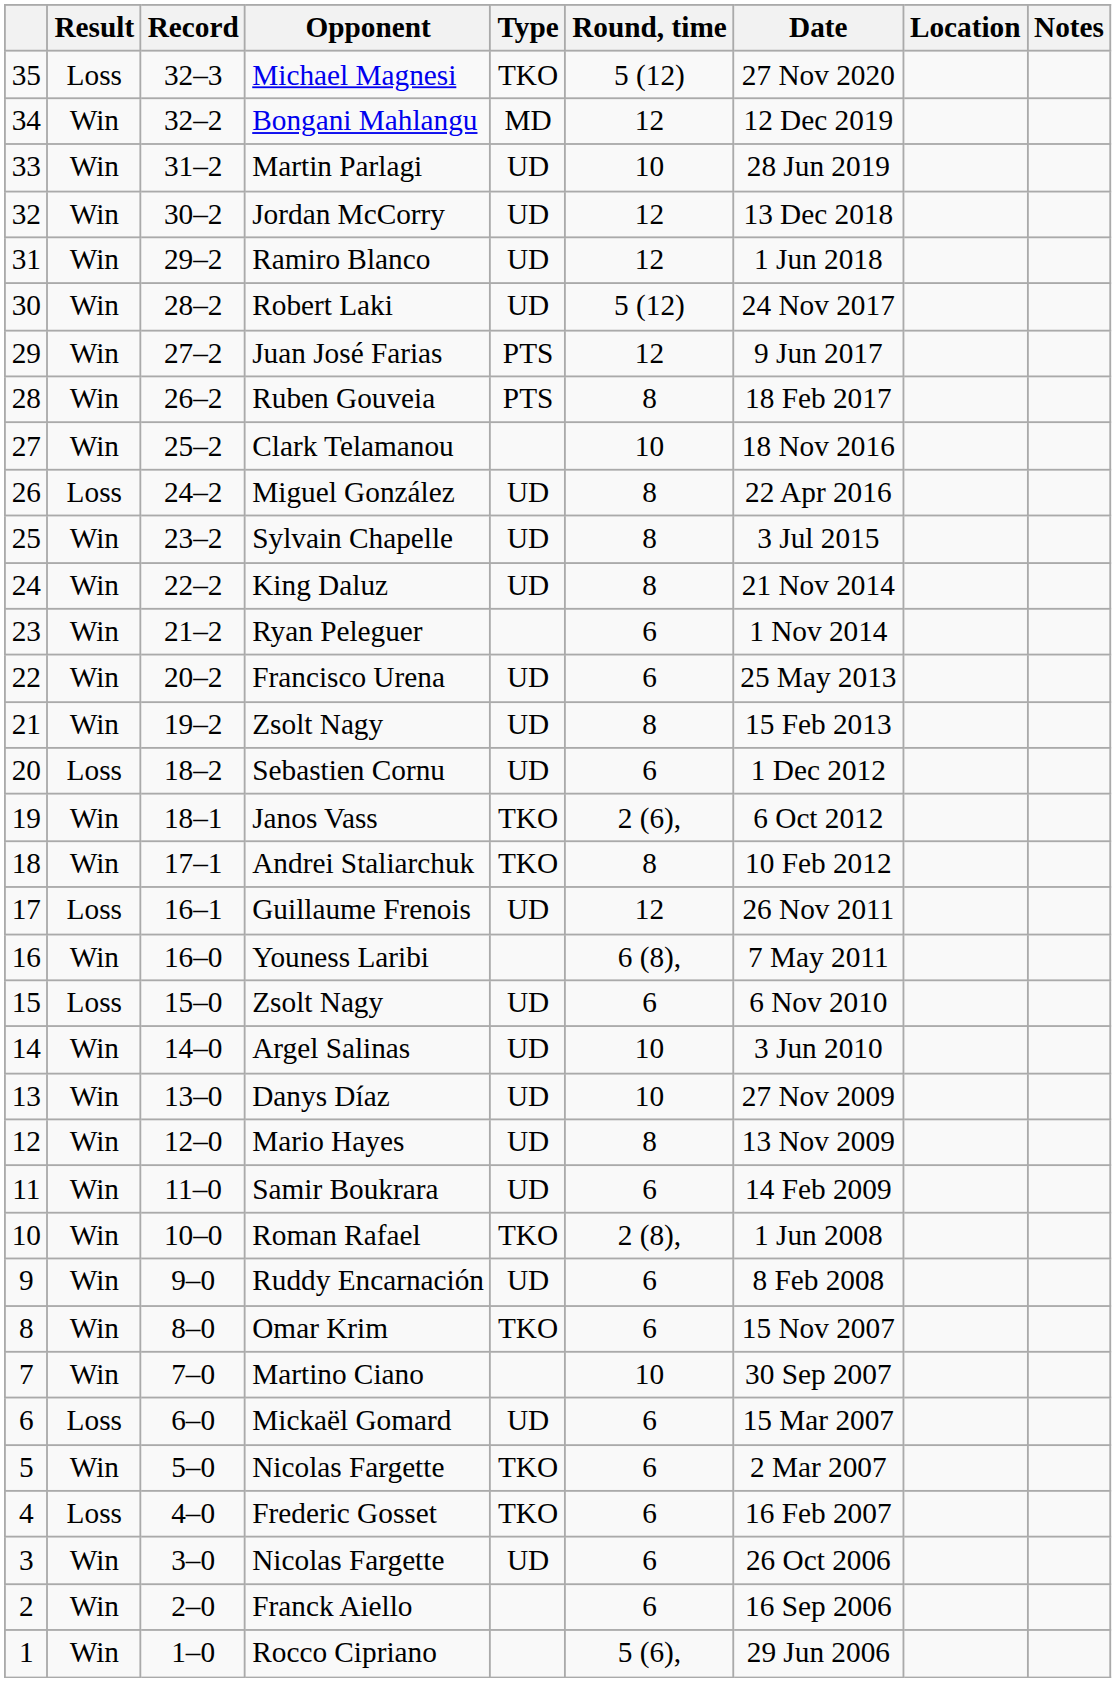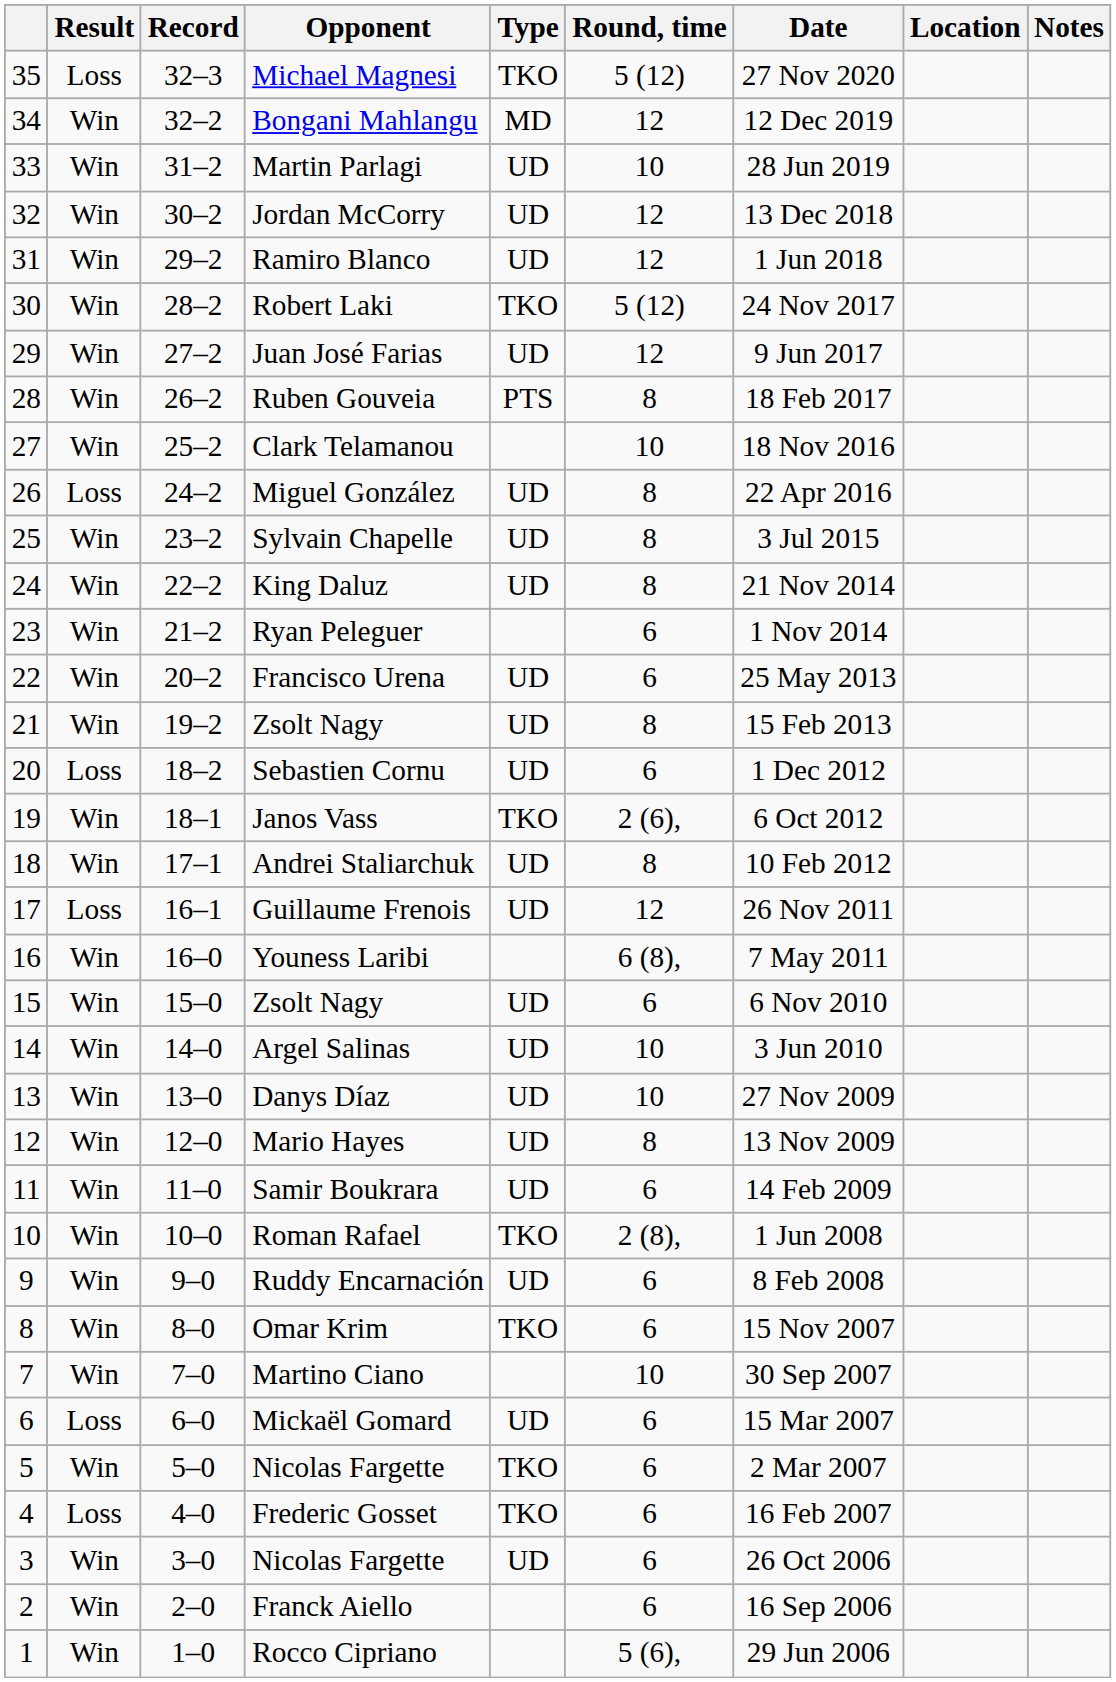(528, 306) UD -> (528, 306) TKO
(528, 352) PTS -> (528, 352) UD
(528, 863) TKO -> (528, 863) UD
(94, 1002) Loss -> (94, 1002) Win
